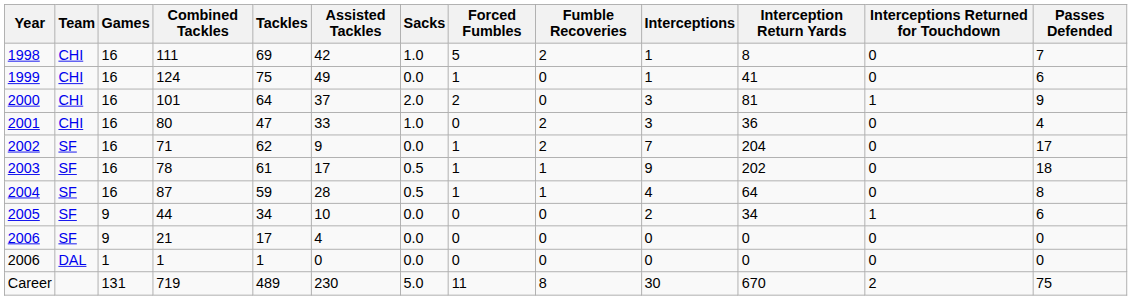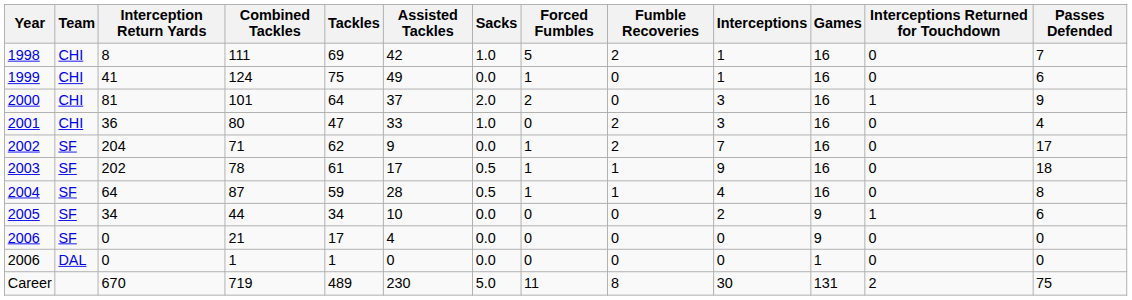columns swapped: (126, 24) <-> (802, 24)
